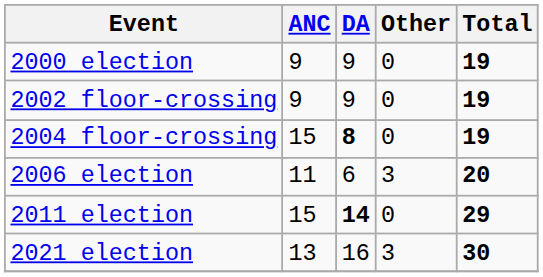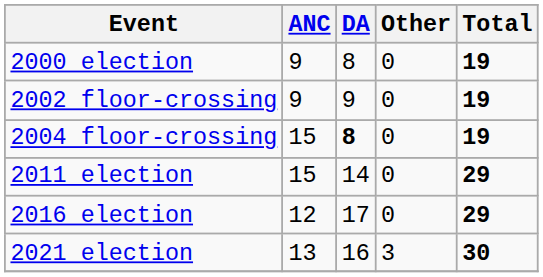(349, 62) 9 -> (349, 62) 8
- row: (102, 177)
(356, 215) bold -> (356, 177) normal
+ row: (102, 215)
